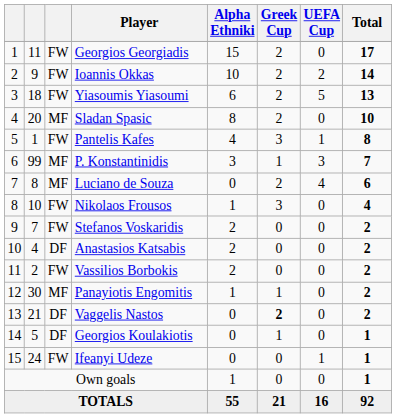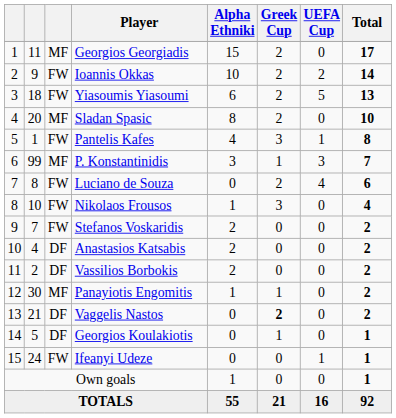(58, 52) FW -> (58, 52) MF
(58, 183) MF -> (58, 183) FW
(58, 270) FW -> (58, 270) DF
